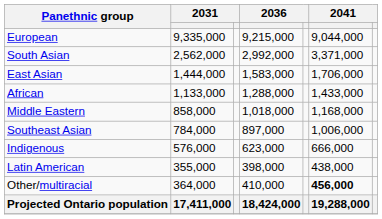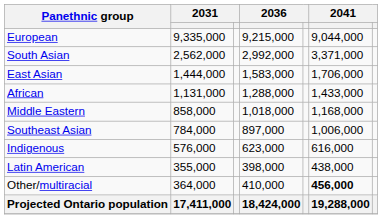(199, 93) 1,133,000 -> (199, 93) 1,131,000
(332, 148) 666,000 -> (332, 148) 616,000
